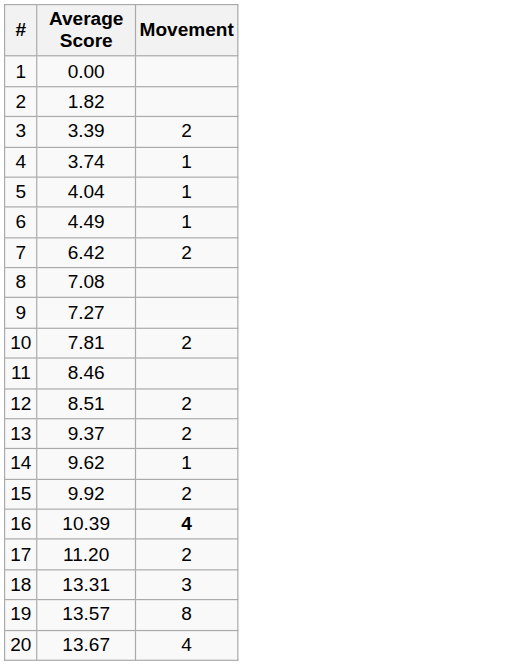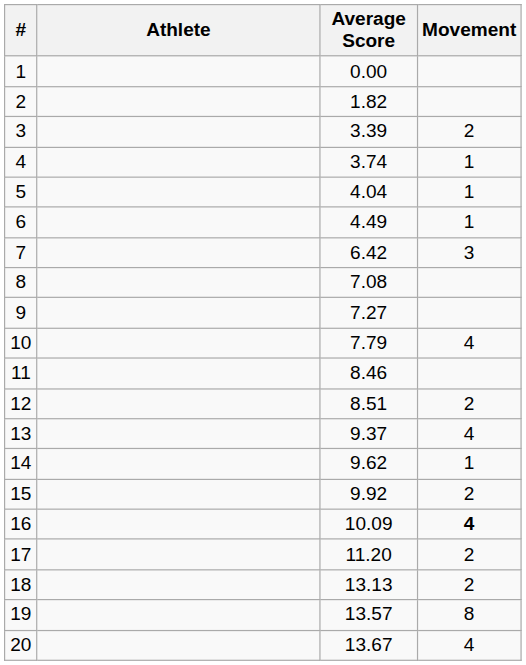+ column: (178, 30)
(187, 252) 2 -> (469, 252) 3
(86, 342) 7.81 -> (369, 342) 7.79
(187, 342) 2 -> (469, 342) 4
(187, 433) 2 -> (469, 433) 4
(86, 524) 10.39 -> (369, 524) 10.09
(86, 584) 13.31 -> (369, 584) 13.13
(187, 584) 3 -> (469, 584) 2
